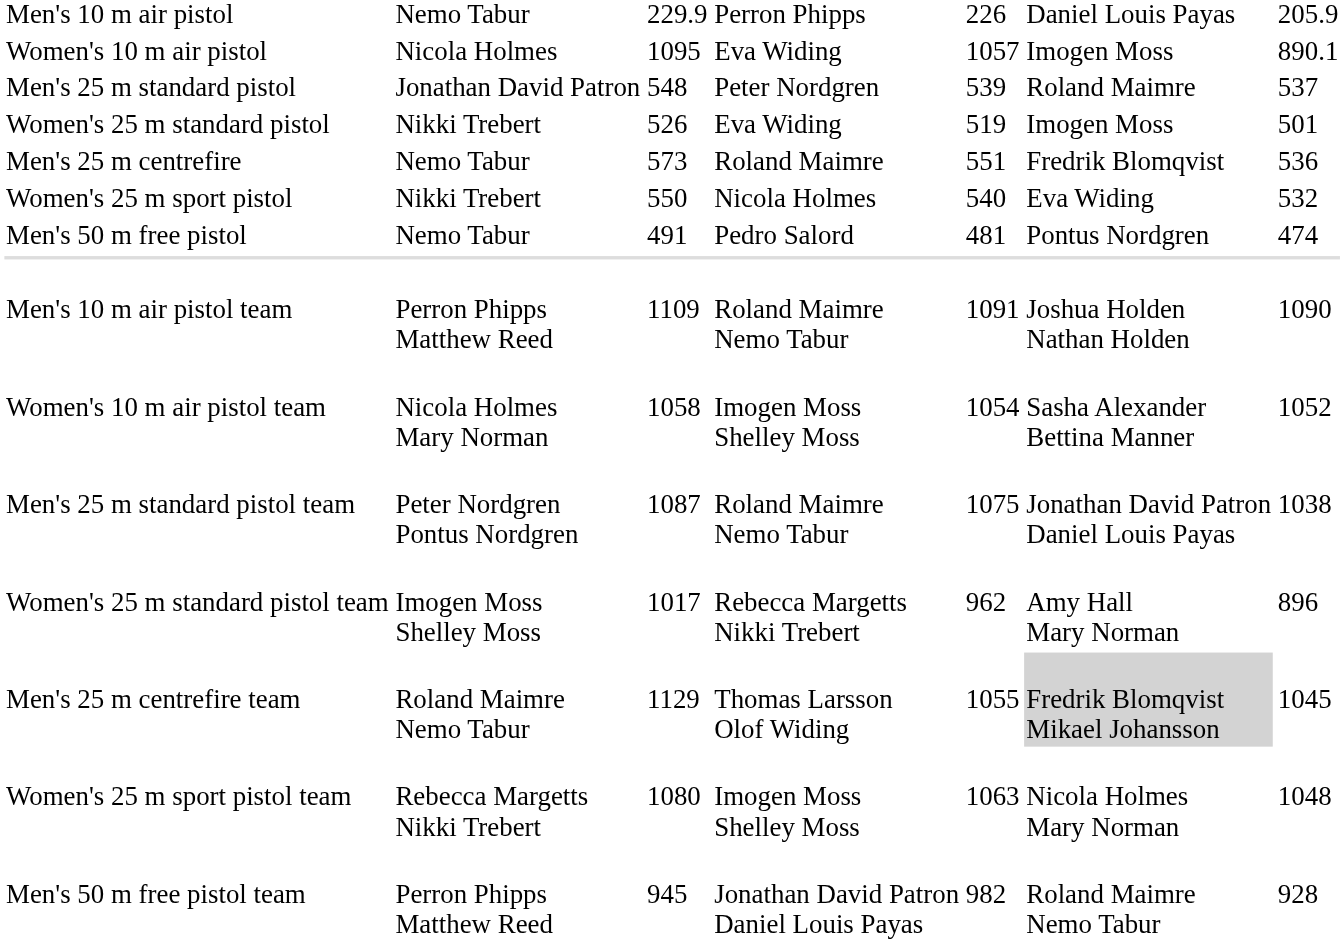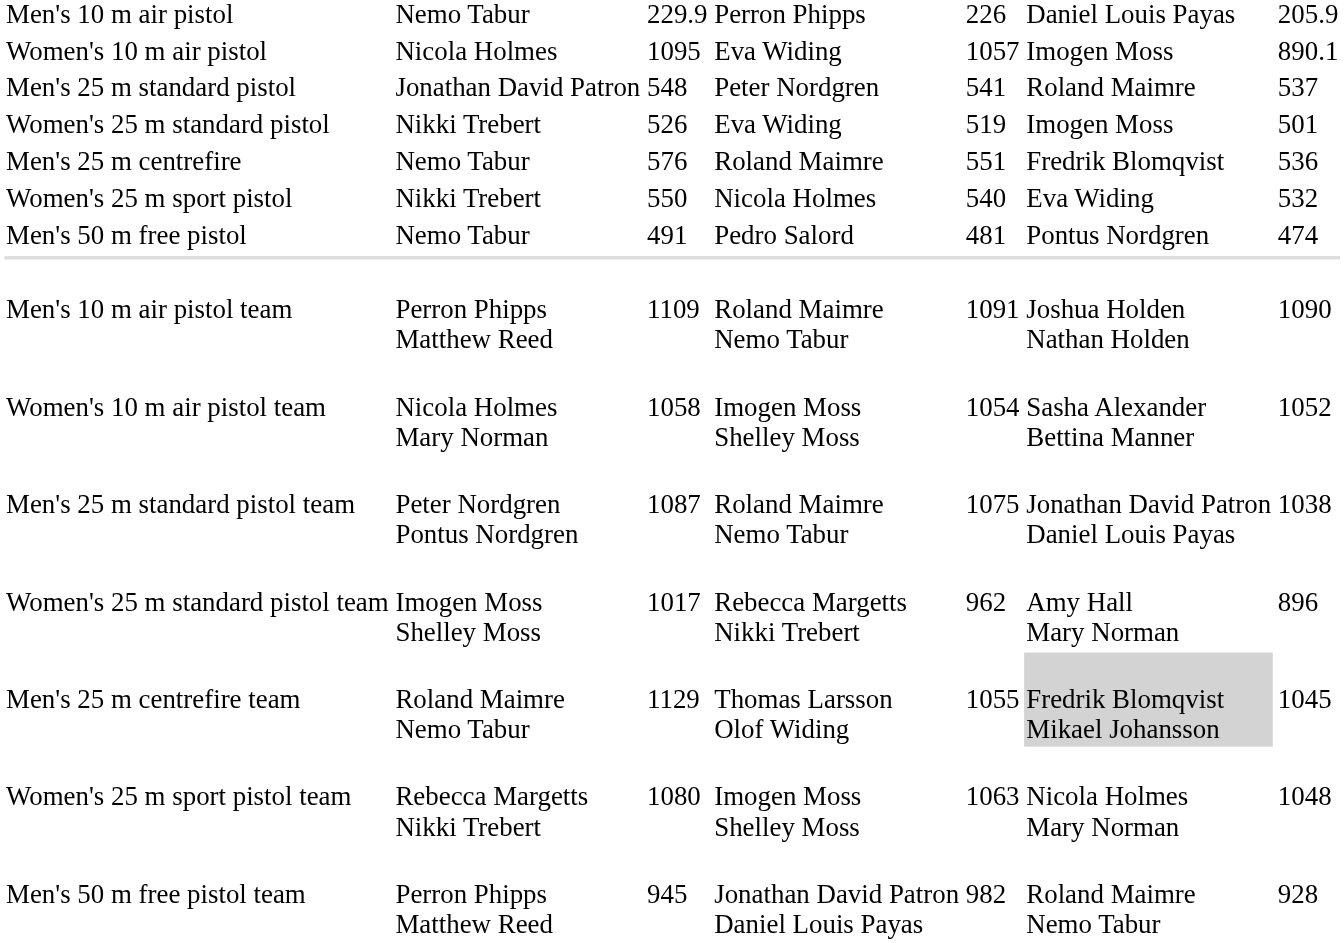(986, 87) 539 -> (986, 87) 541
(667, 161) 573 -> (667, 161) 576
